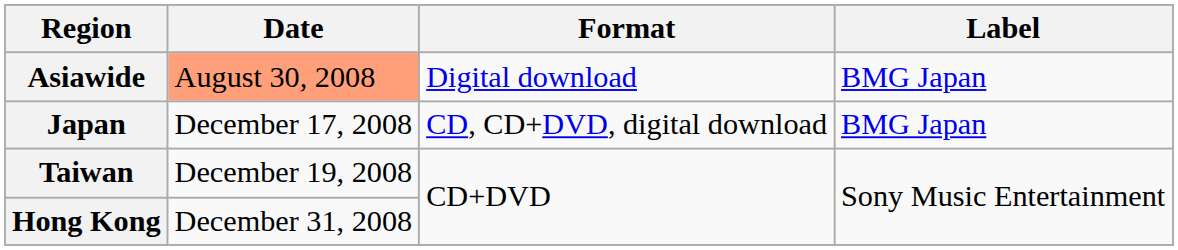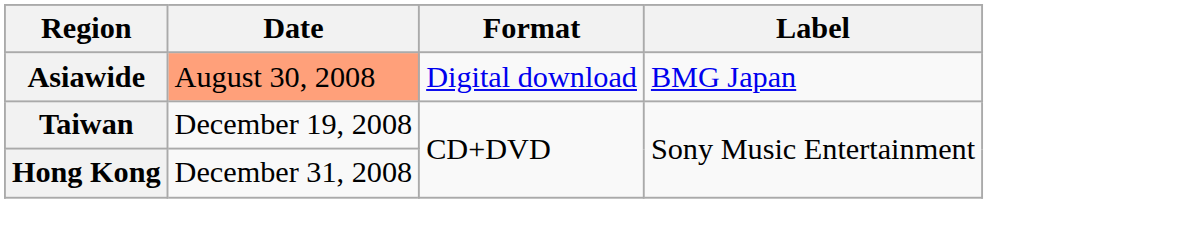- row: (86, 124)
